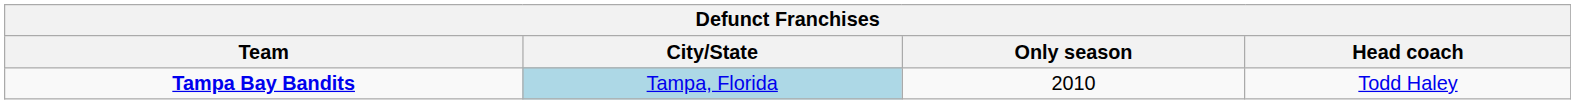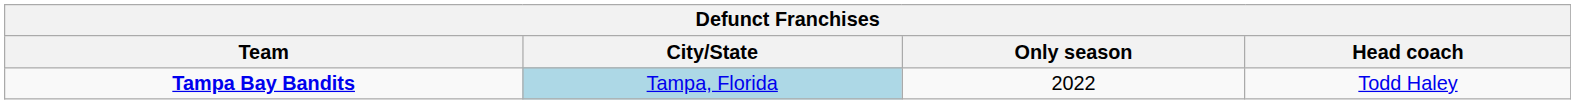(1074, 83) 2010 -> (1074, 83) 2022
